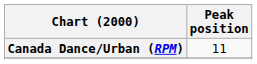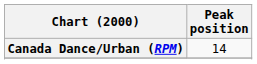(219, 48) 11 -> (219, 48) 14
